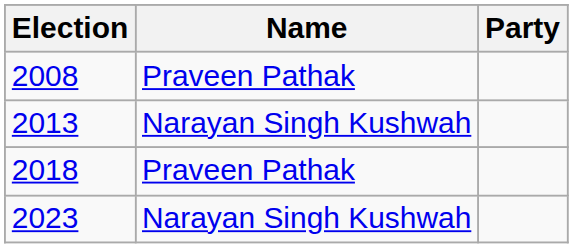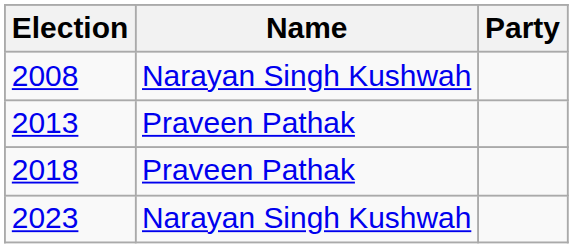(248, 75) Praveen Pathak -> (307, 75) Narayan Singh Kushwah
(307, 123) Narayan Singh Kushwah -> (248, 123) Praveen Pathak
